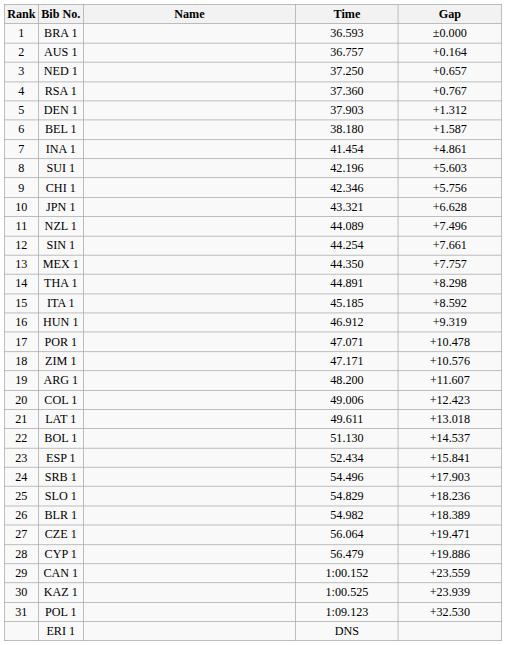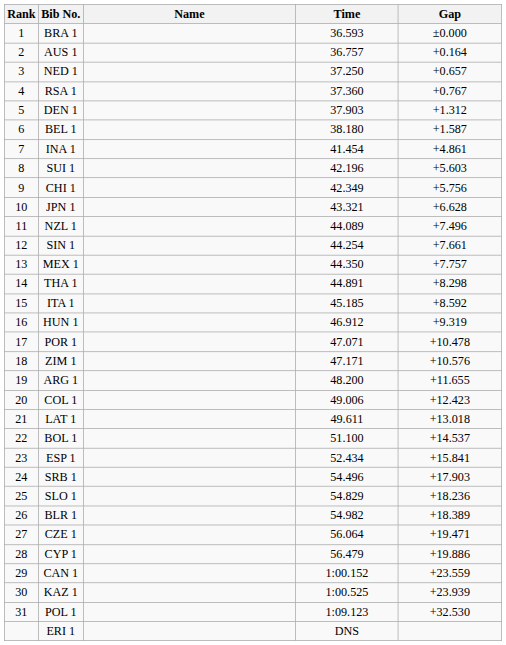(347, 187) 42.346 -> (347, 187) 42.349
(450, 380) +11.607 -> (450, 380) +11.655
(347, 438) 51.130 -> (347, 438) 51.100
